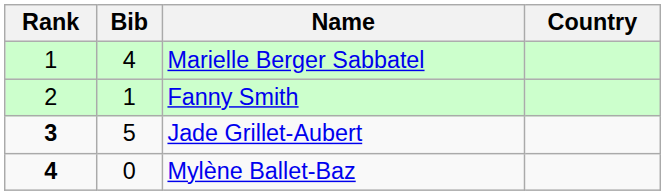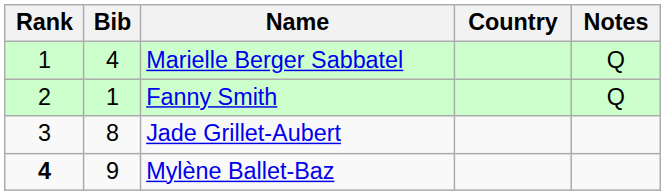+ column: (616, 23)
(51, 134) bold -> (44, 134) normal
(129, 134) 5 -> (112, 134) 8
(129, 171) 0 -> (112, 171) 9
